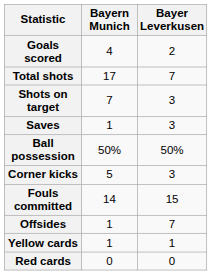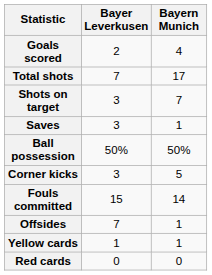columns swapped: (172, 20) <-> (110, 20)
